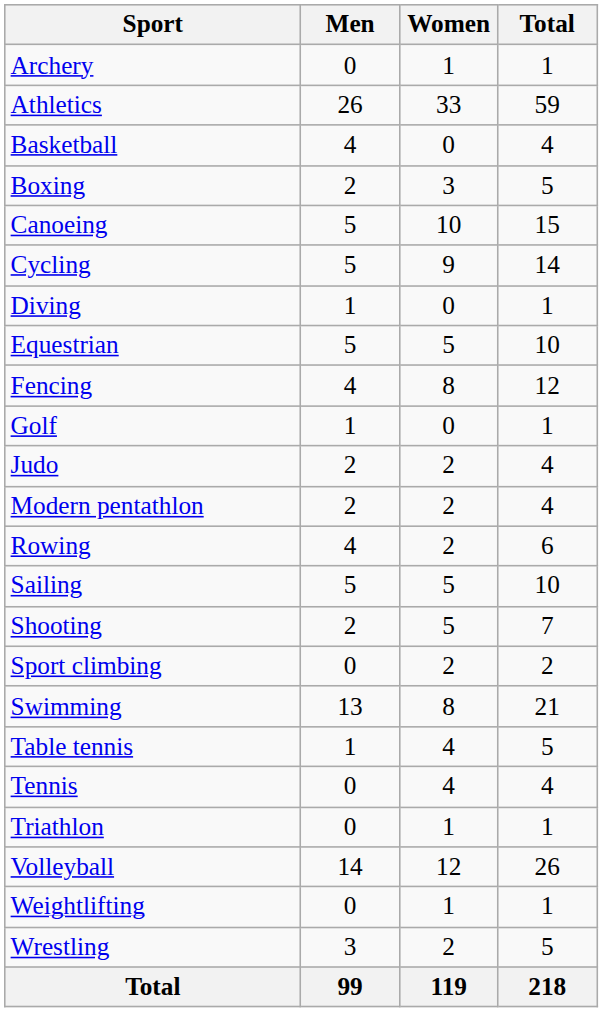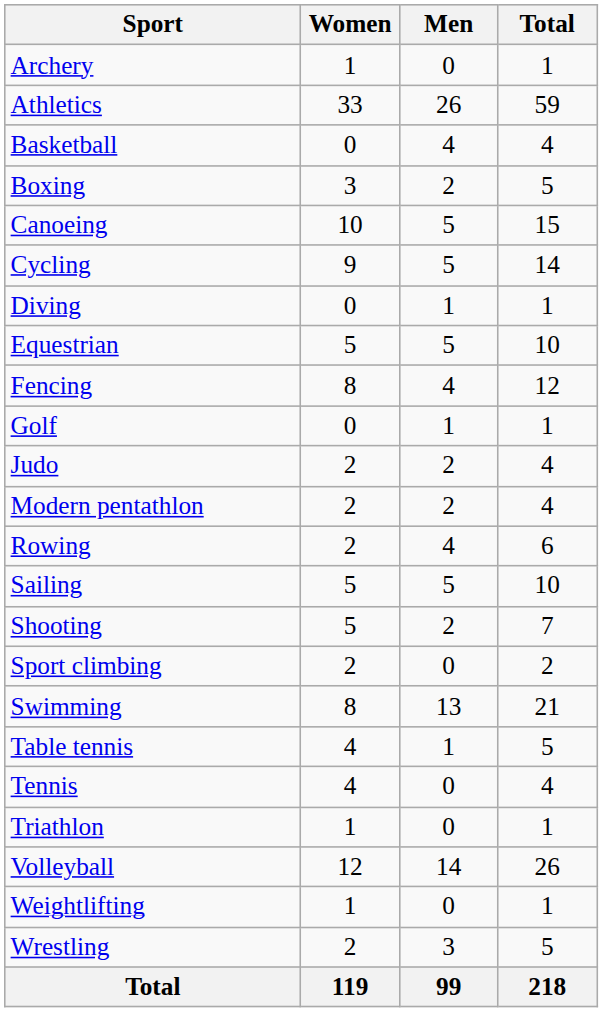columns swapped: (350, 24) <-> (449, 24)
